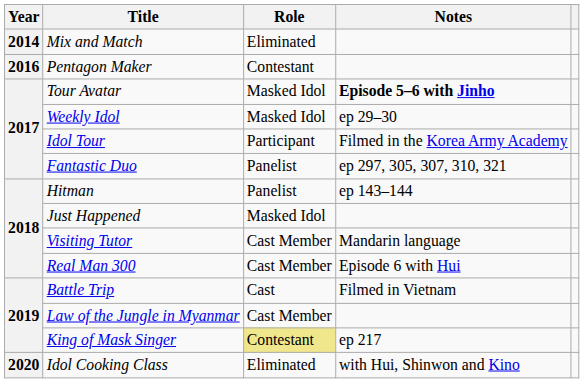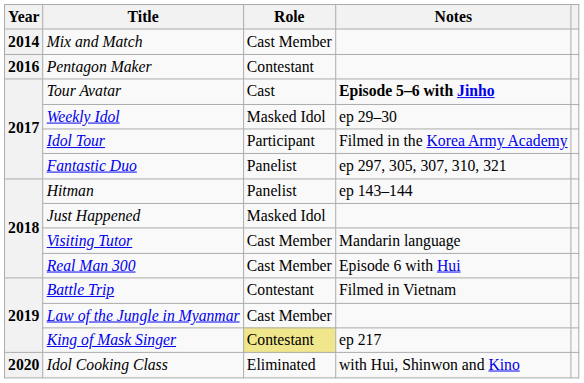(281, 41) Eliminated -> (289, 41) Cast Member
(286, 91) Masked Idol -> (261, 91) Cast
(261, 290) Cast -> (280, 290) Contestant
